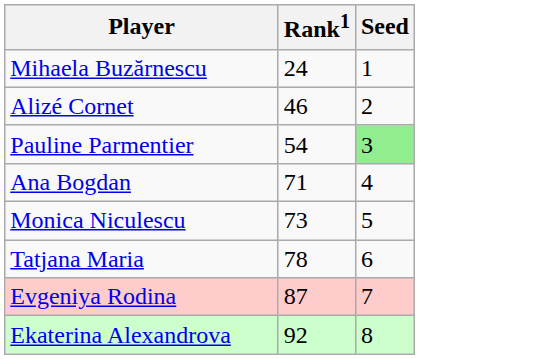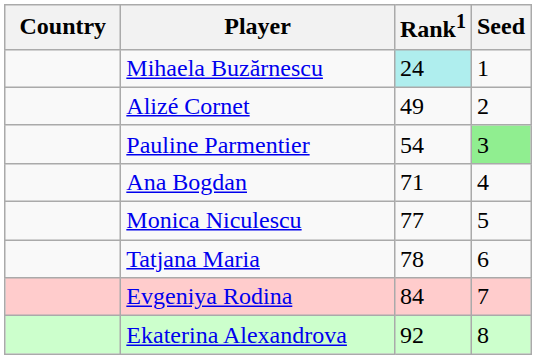+ column: (63, 26)
(296, 68) no background -> (412, 68) paleturquoise background
(296, 106) 46 -> (412, 106) 49
(296, 220) 73 -> (412, 220) 77
(296, 296) 87 -> (412, 296) 84
